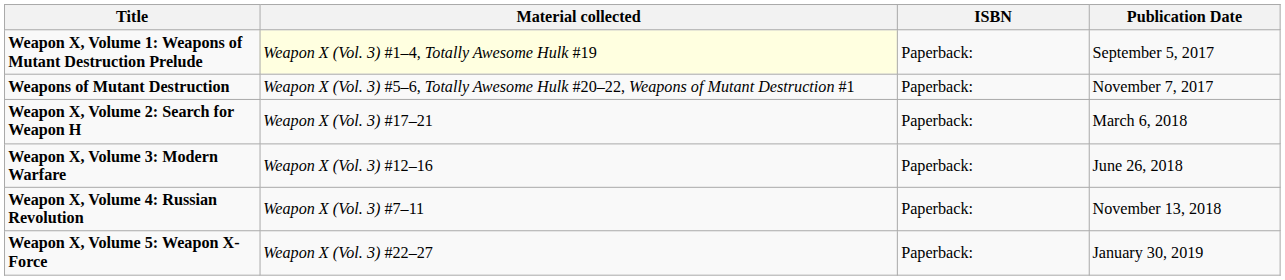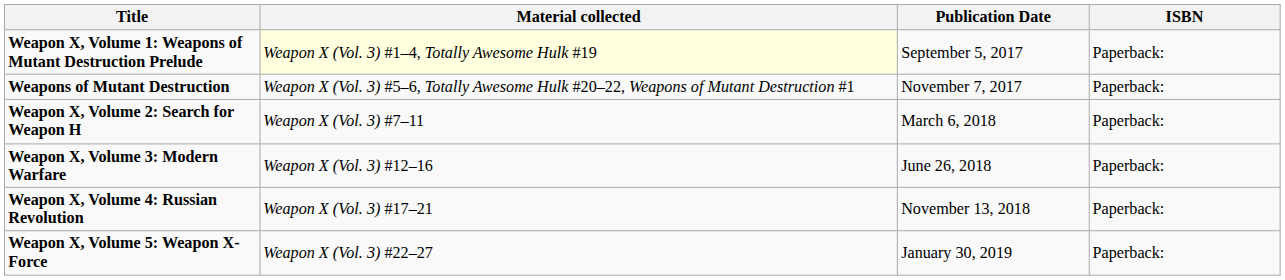columns swapped: (1184, 17) <-> (993, 17)
(348, 121) Weapon X (Vol. 3) #17–21 -> (344, 121) Weapon X (Vol. 3) #7–11
(344, 209) Weapon X (Vol. 3) #7–11 -> (348, 209) Weapon X (Vol. 3) #17–21
